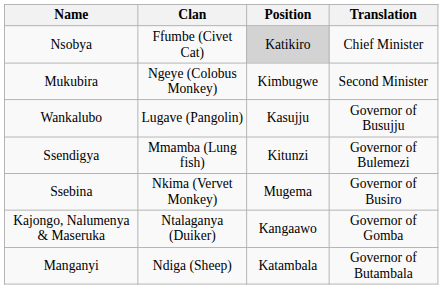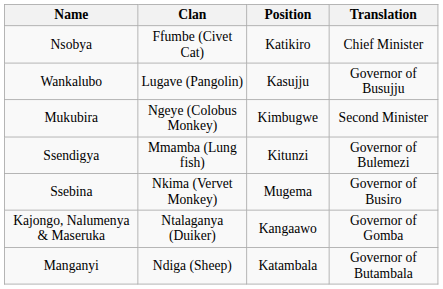(288, 44) lightgrey background -> (288, 44) no background
rows swapped: (71, 81) <-> (71, 118)
